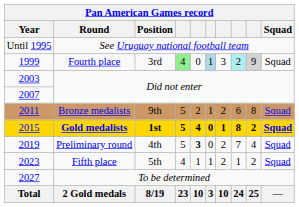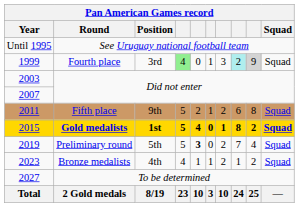(211, 62) lightblue background -> (211, 62) no background
(94, 111) Bronze medalists -> (94, 111) Fifth place
(155, 144) 4th -> (155, 144) 5th
(94, 161) Fifth place -> (94, 161) Bronze medalists
(155, 161) 5th -> (155, 161) 4th
